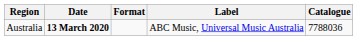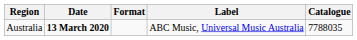(325, 27) 7788036 -> (325, 27) 7788035
